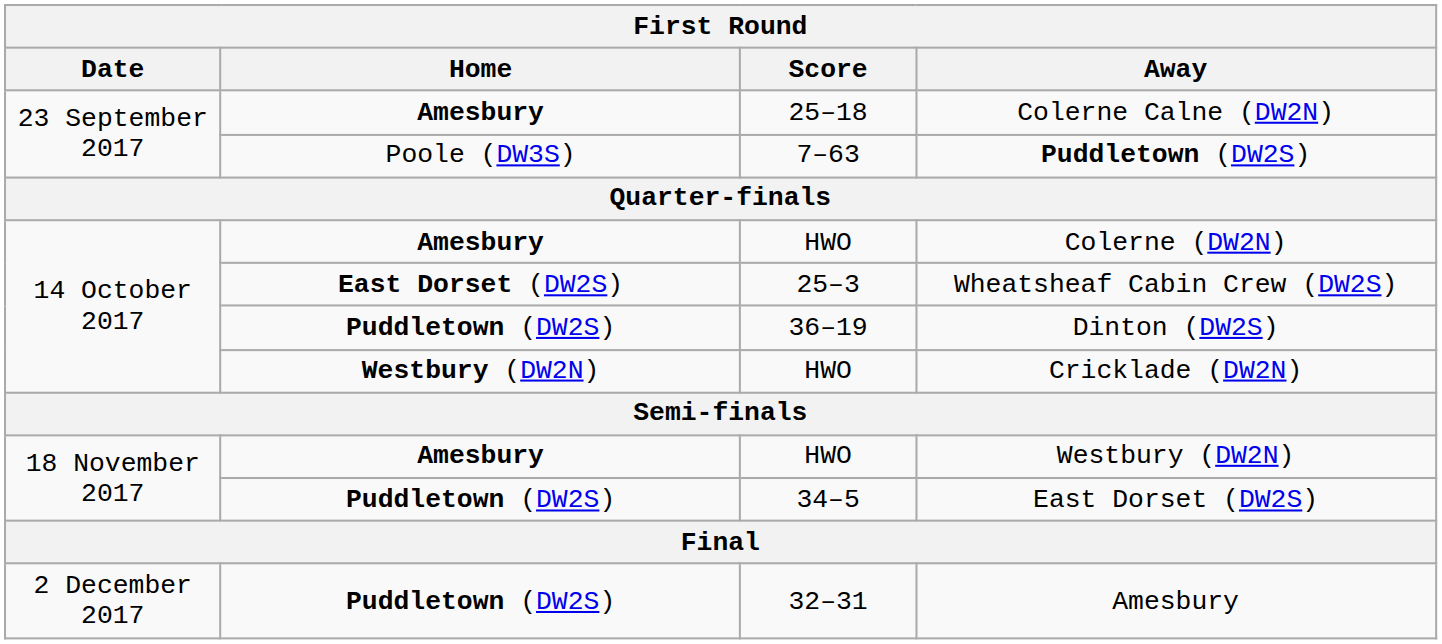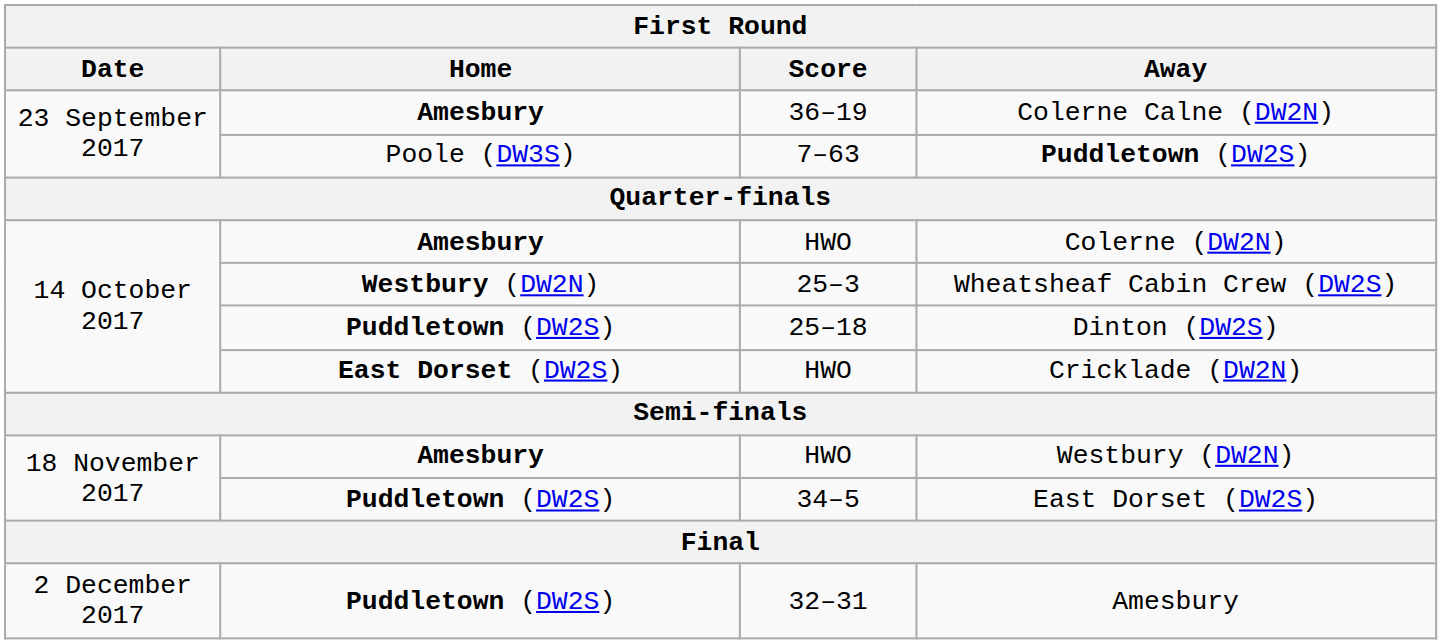(828, 113) 25–18 -> (828, 113) 36–19
(481, 285) East Dorset (DW2S) -> (481, 285) Westbury (DW2N)
(828, 328) 36–19 -> (828, 328) 25–18
(481, 371) Westbury (DW2N) -> (481, 371) East Dorset (DW2S)
